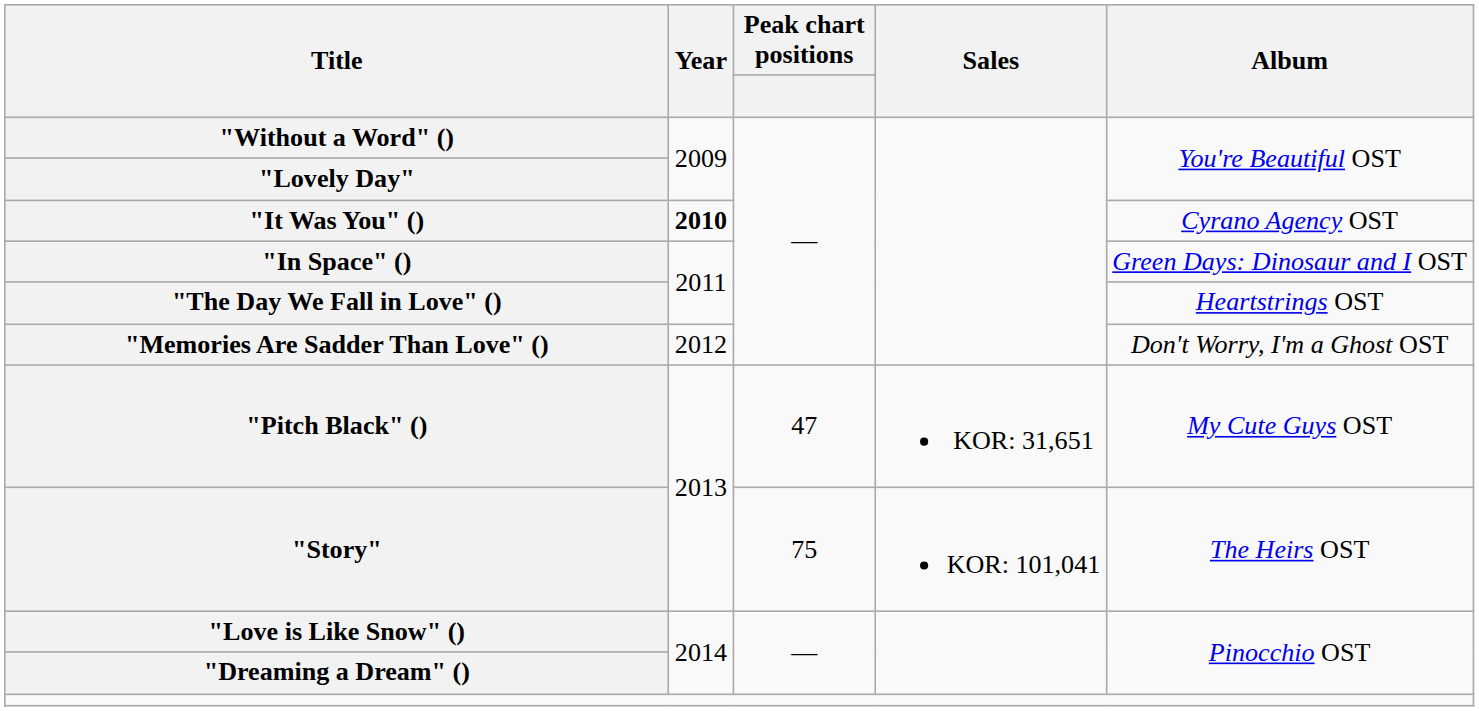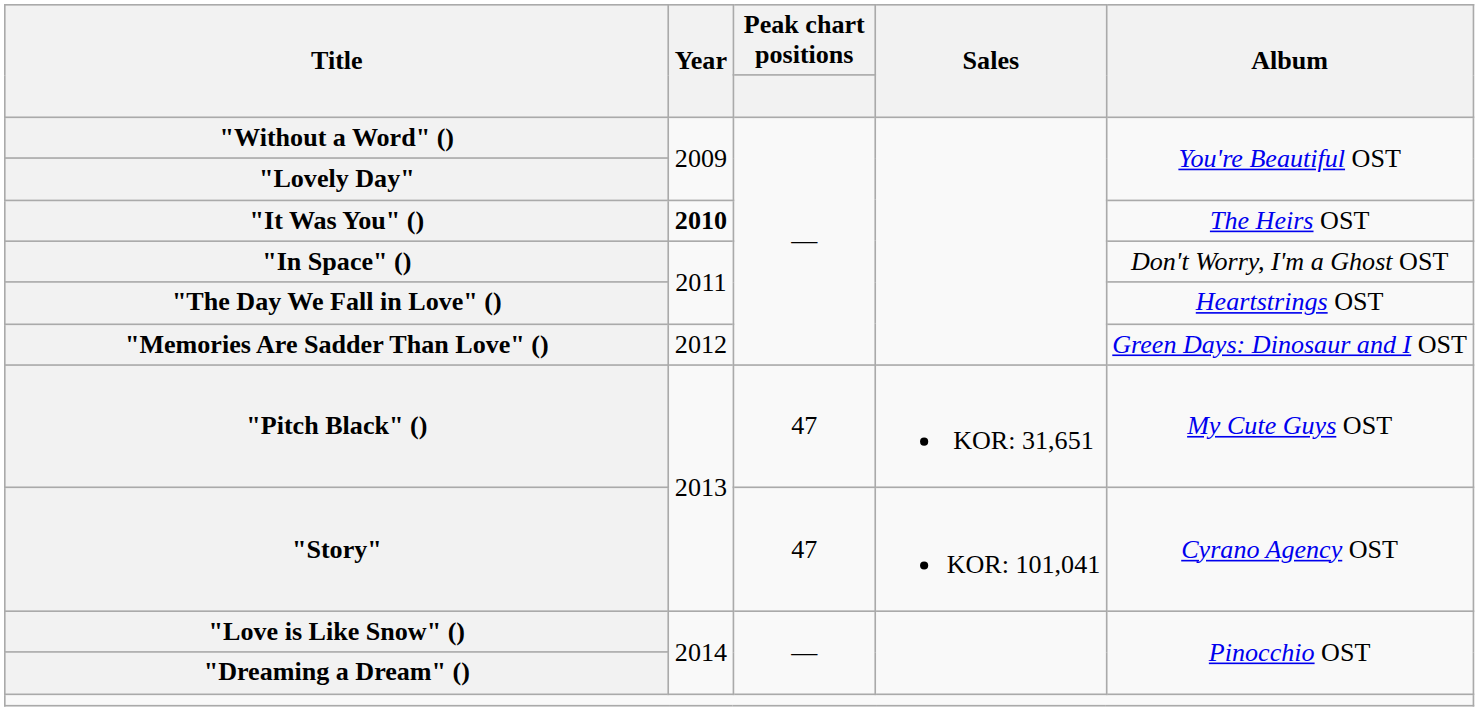(1290, 219) Cyrano Agency OST -> (1290, 219) The Heirs OST
(1290, 261) Green Days: Dinosaur and I OST -> (1290, 261) Don't Worry, I'm a Ghost OST
(1290, 344) Don't Worry, I'm a Ghost OST -> (1290, 344) Green Days: Dinosaur and I OST
(804, 549) 75 -> (804, 549) 47
(1290, 549) The Heirs OST -> (1290, 549) Cyrano Agency OST
